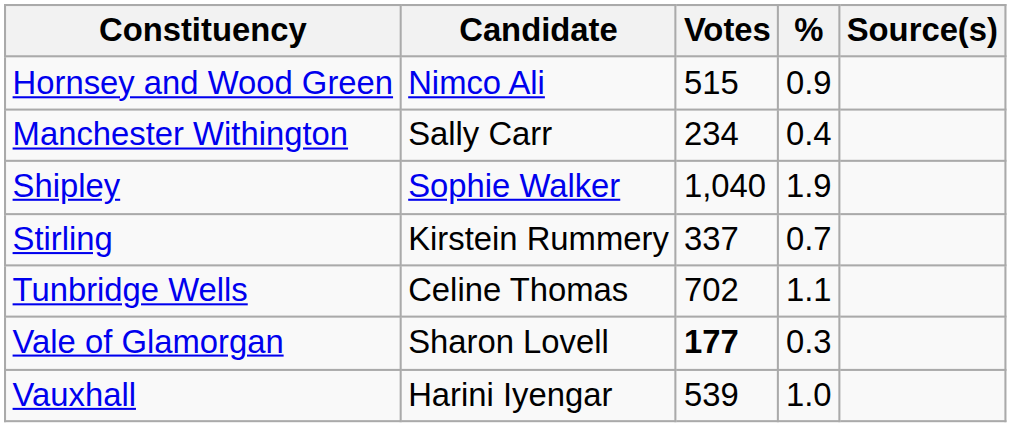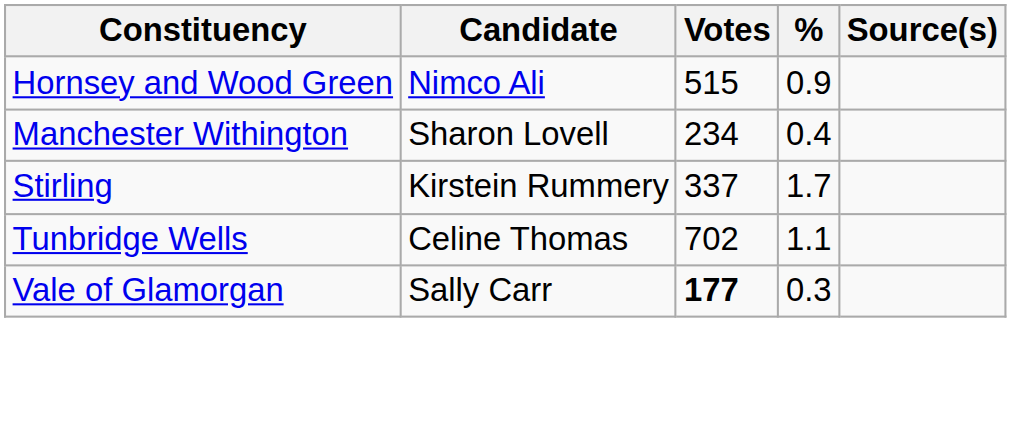(480, 134) Sally Carr -> (508, 134) Sharon Lovell
- row: (66, 186)
(809, 238) 0.7 -> (809, 186) 1.7
(508, 342) Sharon Lovell -> (480, 290) Sally Carr
- row: (74, 394)
